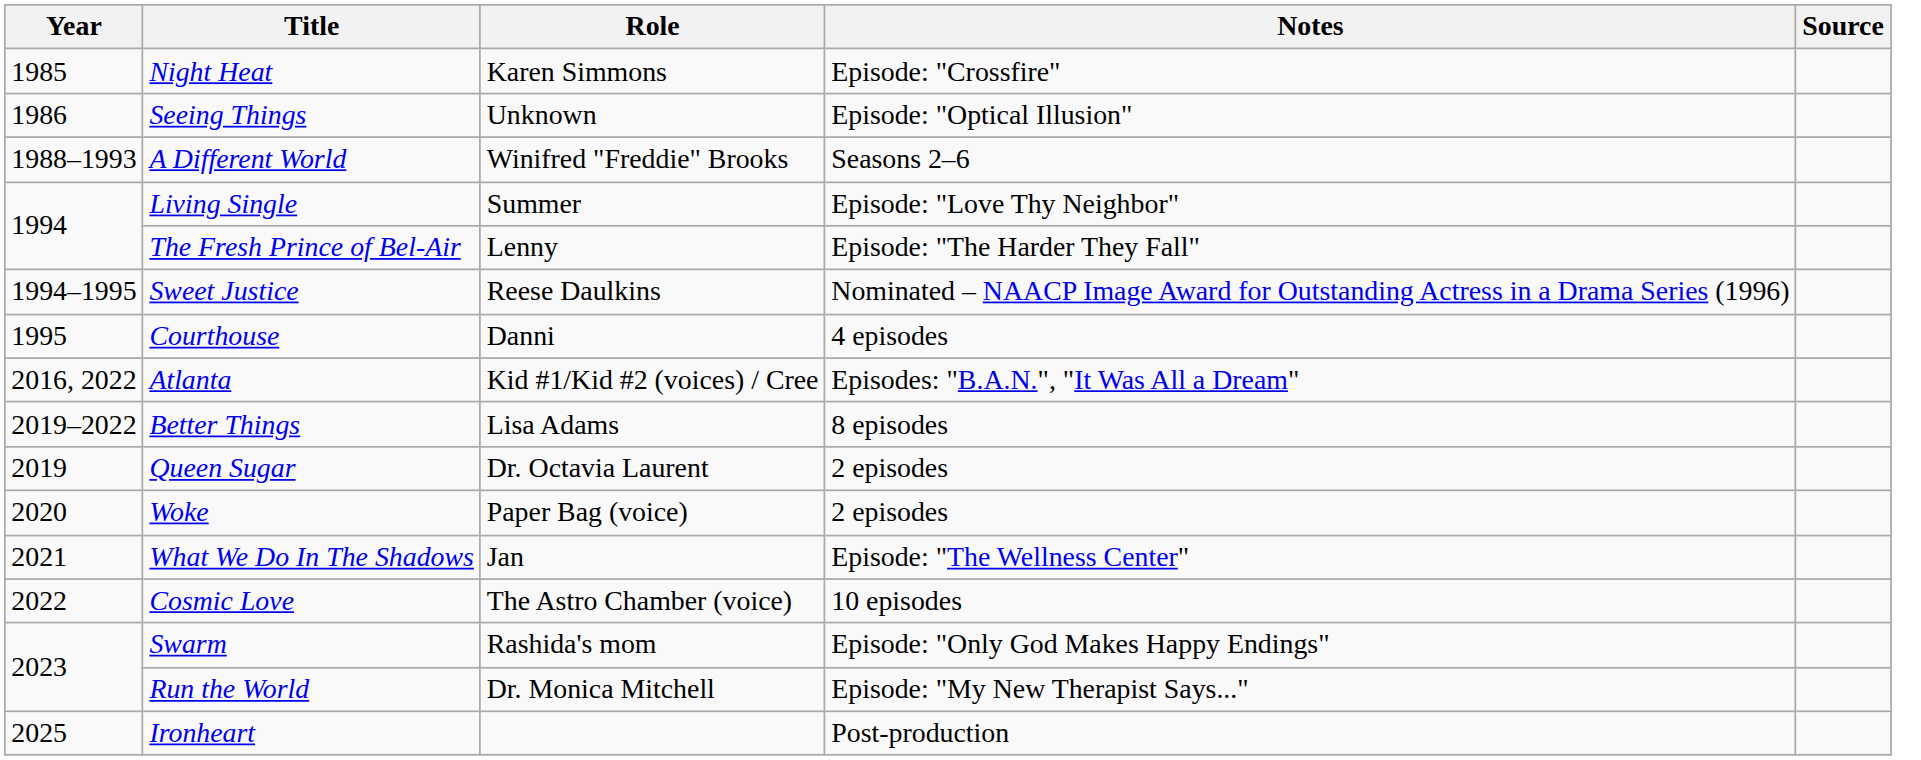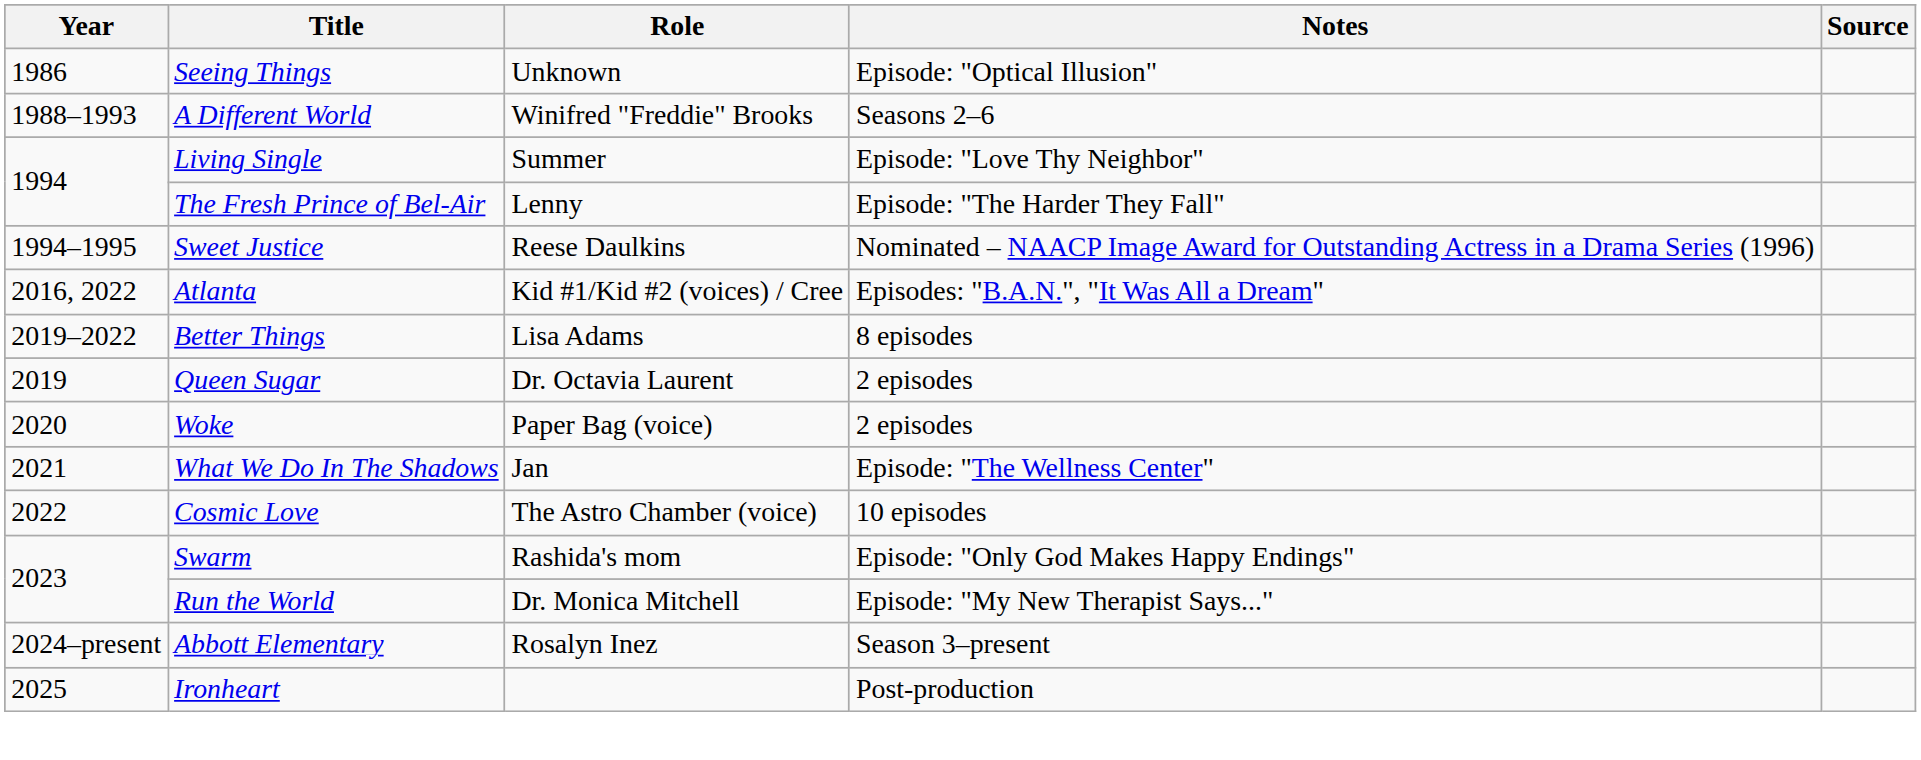- row: (211, 70)
- row: (214, 335)
+ row: (279, 644)
